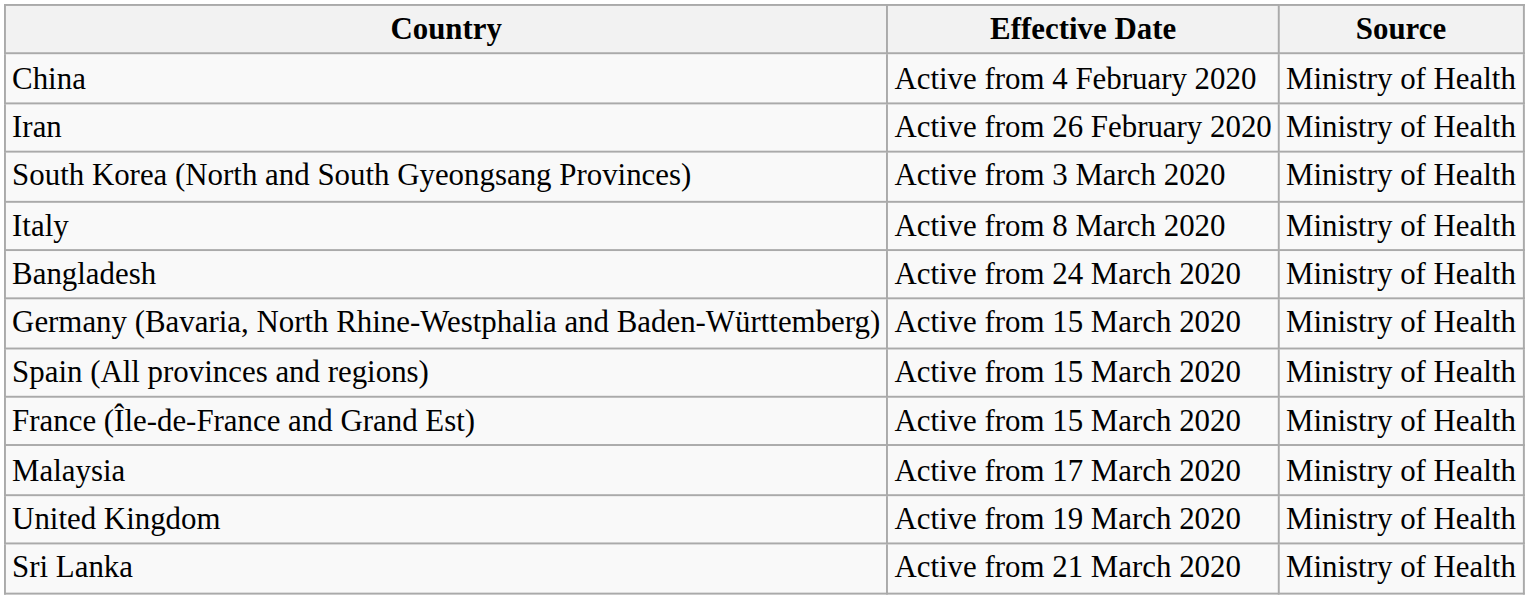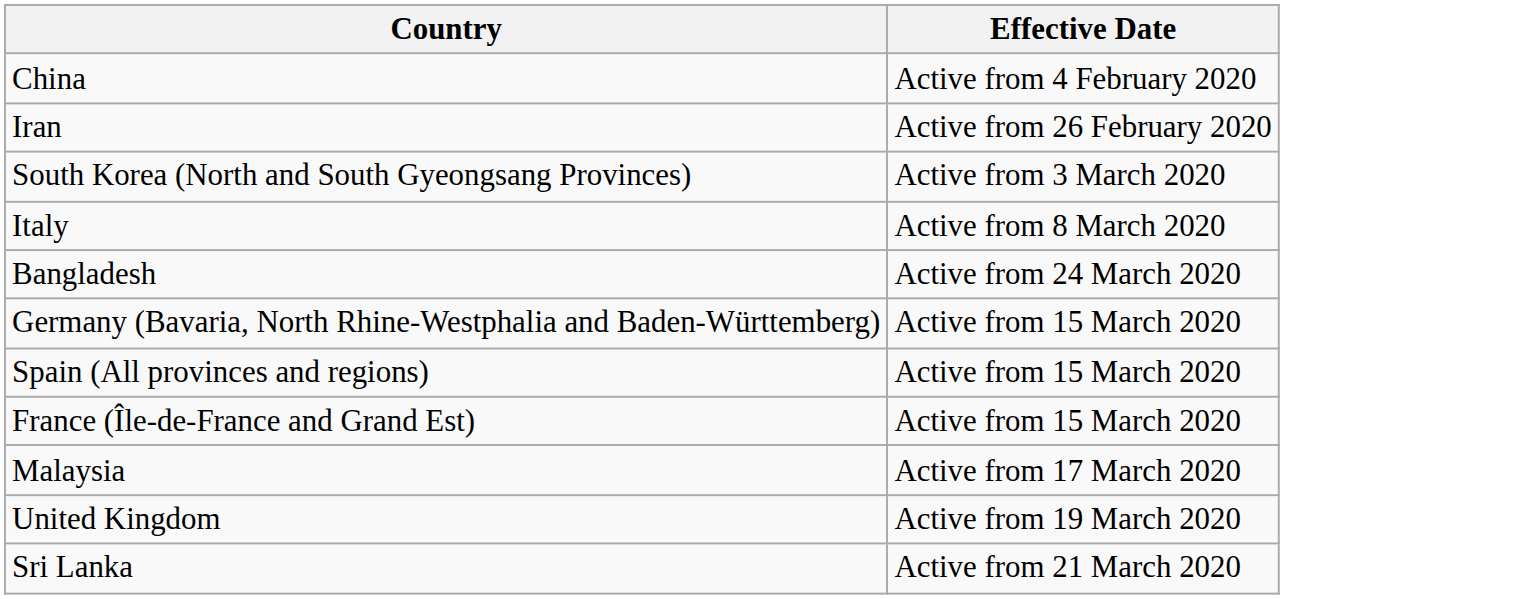- column: (1401, 28)
